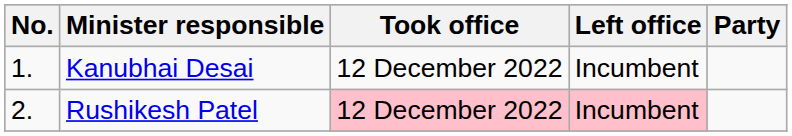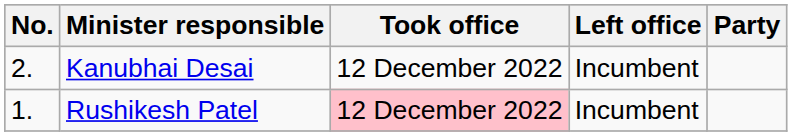(22, 67) 1. -> (22, 67) 2.
(22, 109) 2. -> (22, 109) 1.
(637, 109) pink background -> (637, 109) no background
